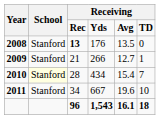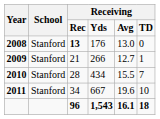(126, 43) 13.5 -> (126, 43) 13.0
(48, 75) lightyellow background -> (48, 75) no background
(126, 75) 15.4 -> (126, 75) 15.5
